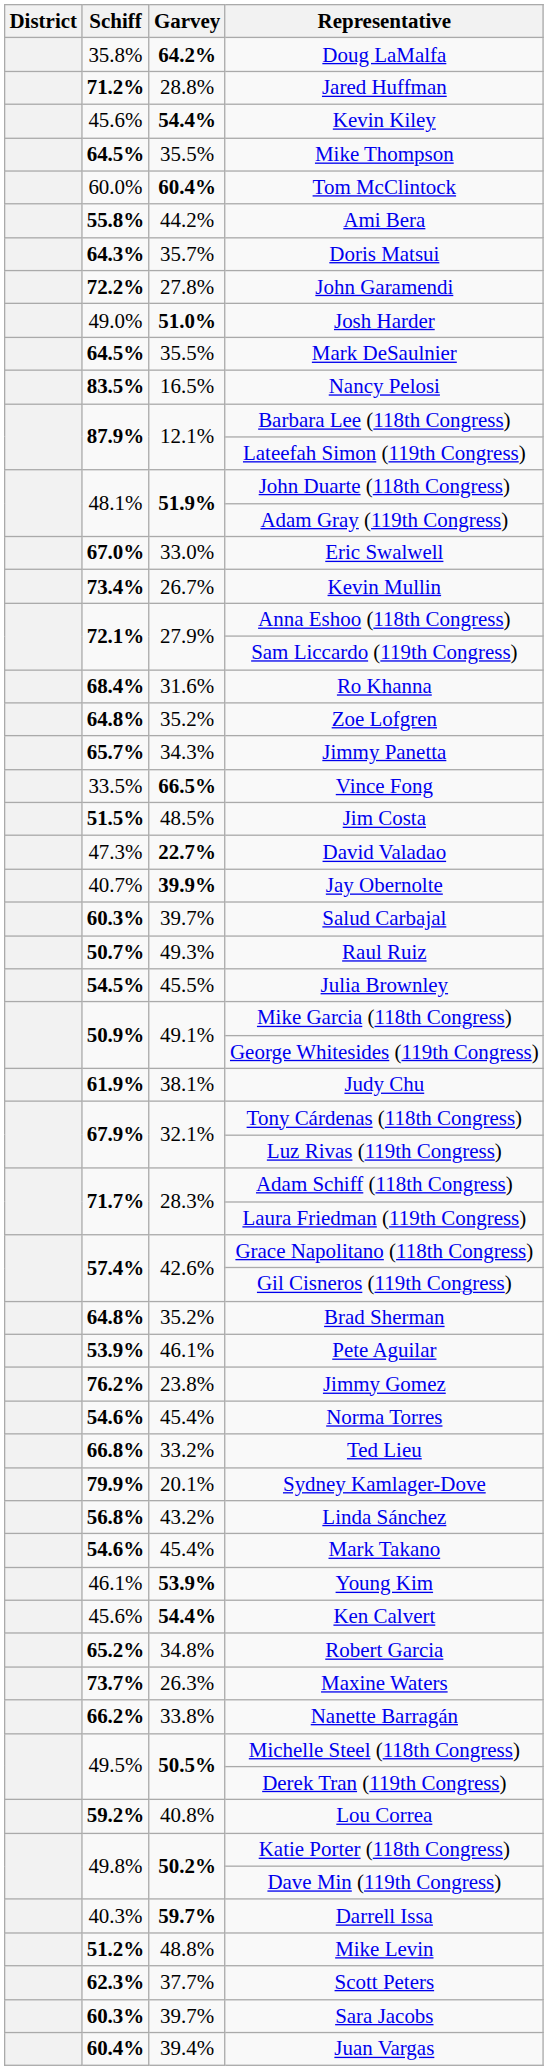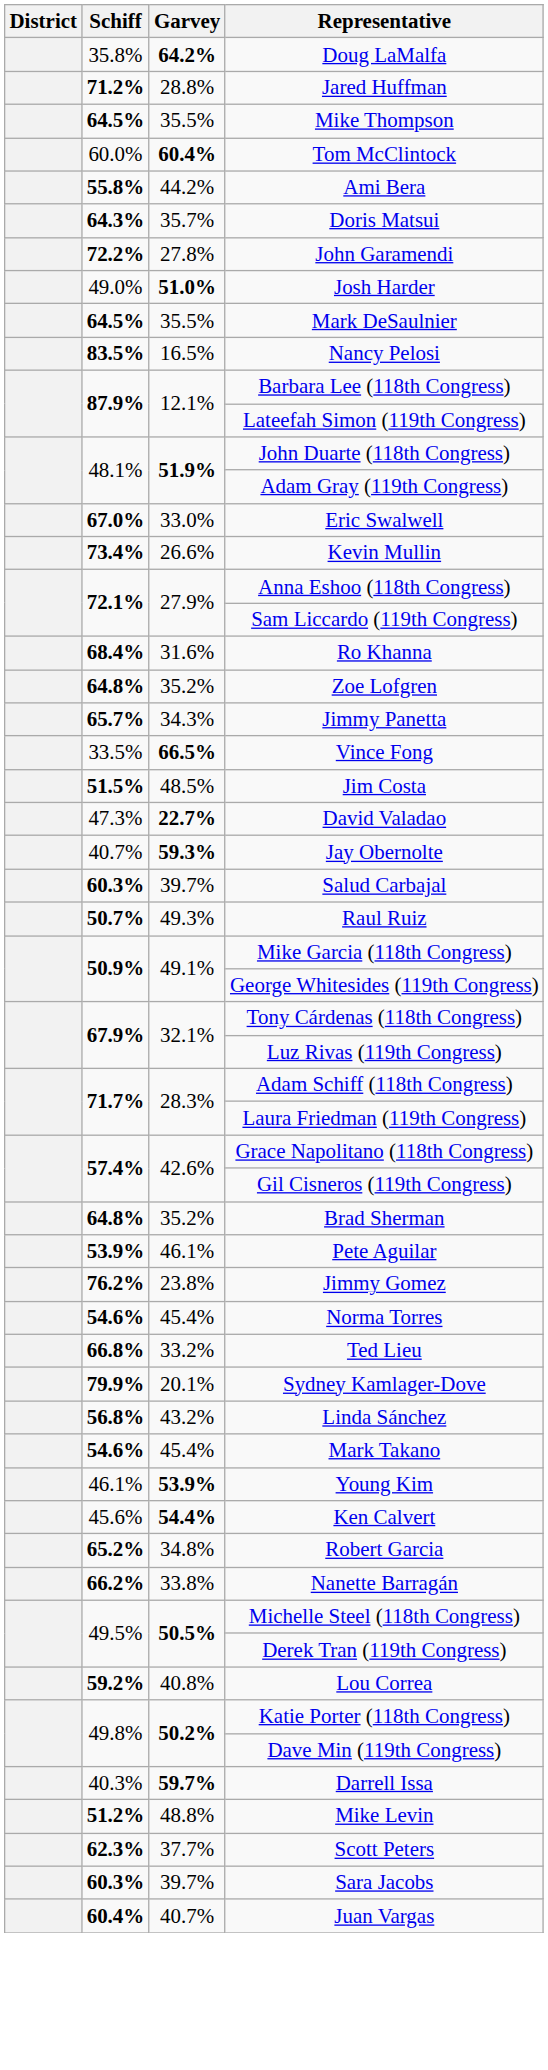- row: (384, 120)
(187, 586) 26.7% -> (187, 552) 26.6%
(187, 885) 39.9% -> (187, 852) 59.3%
- row: (384, 985)
- row: (384, 1084)
- row: (384, 1683)
(187, 2048) 39.4% -> (187, 1915) 40.7%
